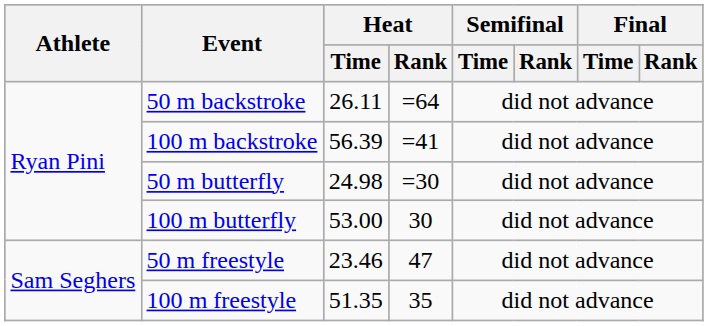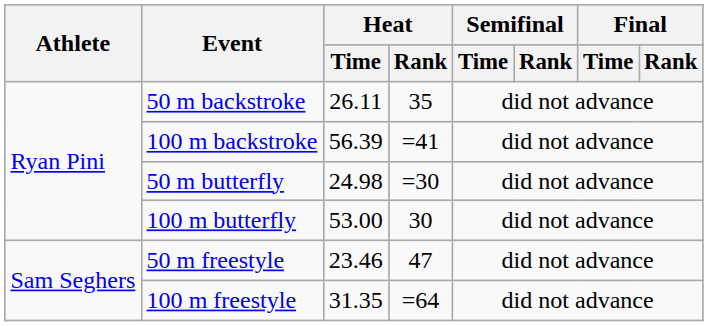(420, 101) =64 -> (420, 101) 35
(356, 300) 51.35 -> (356, 300) 31.35
(420, 300) 35 -> (420, 300) =64
